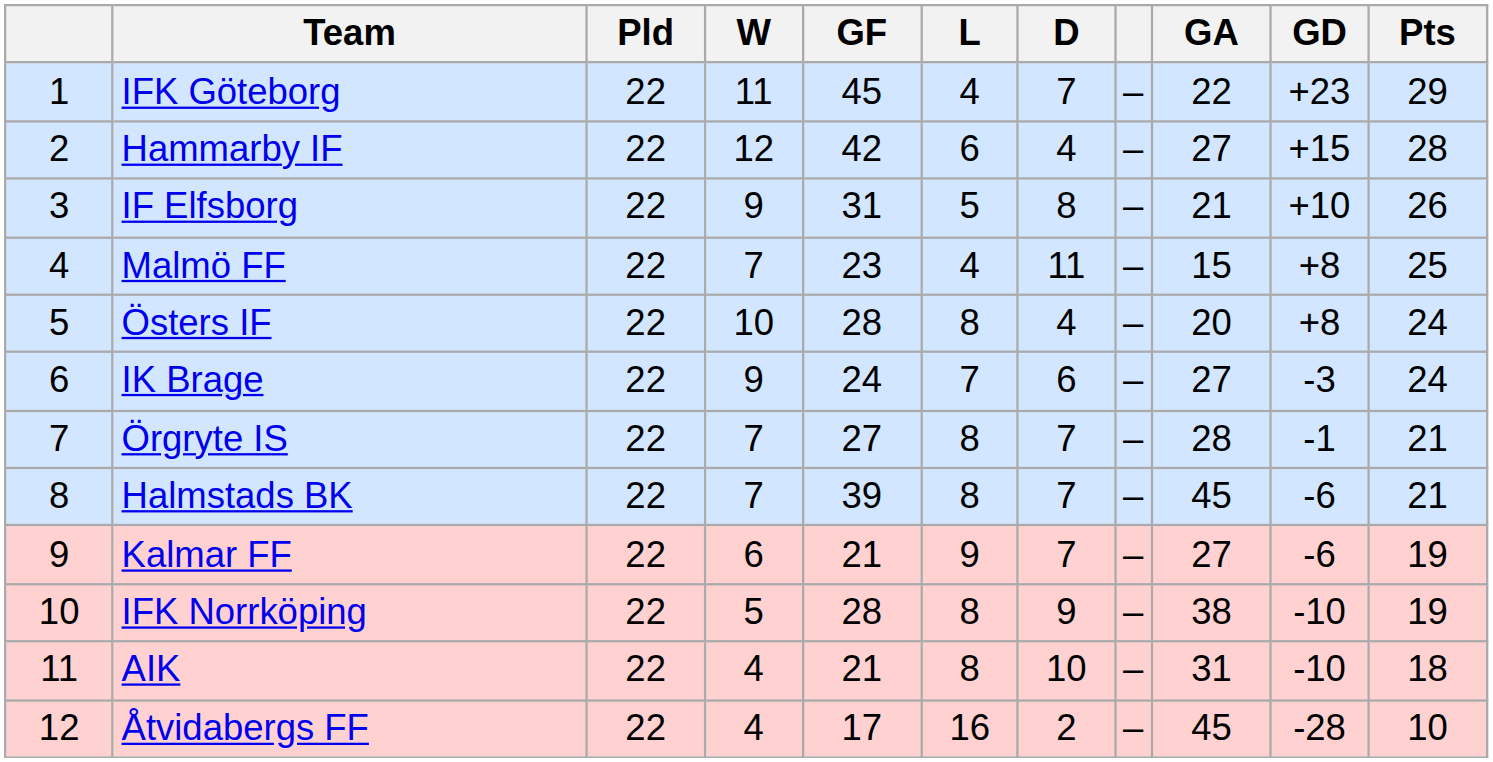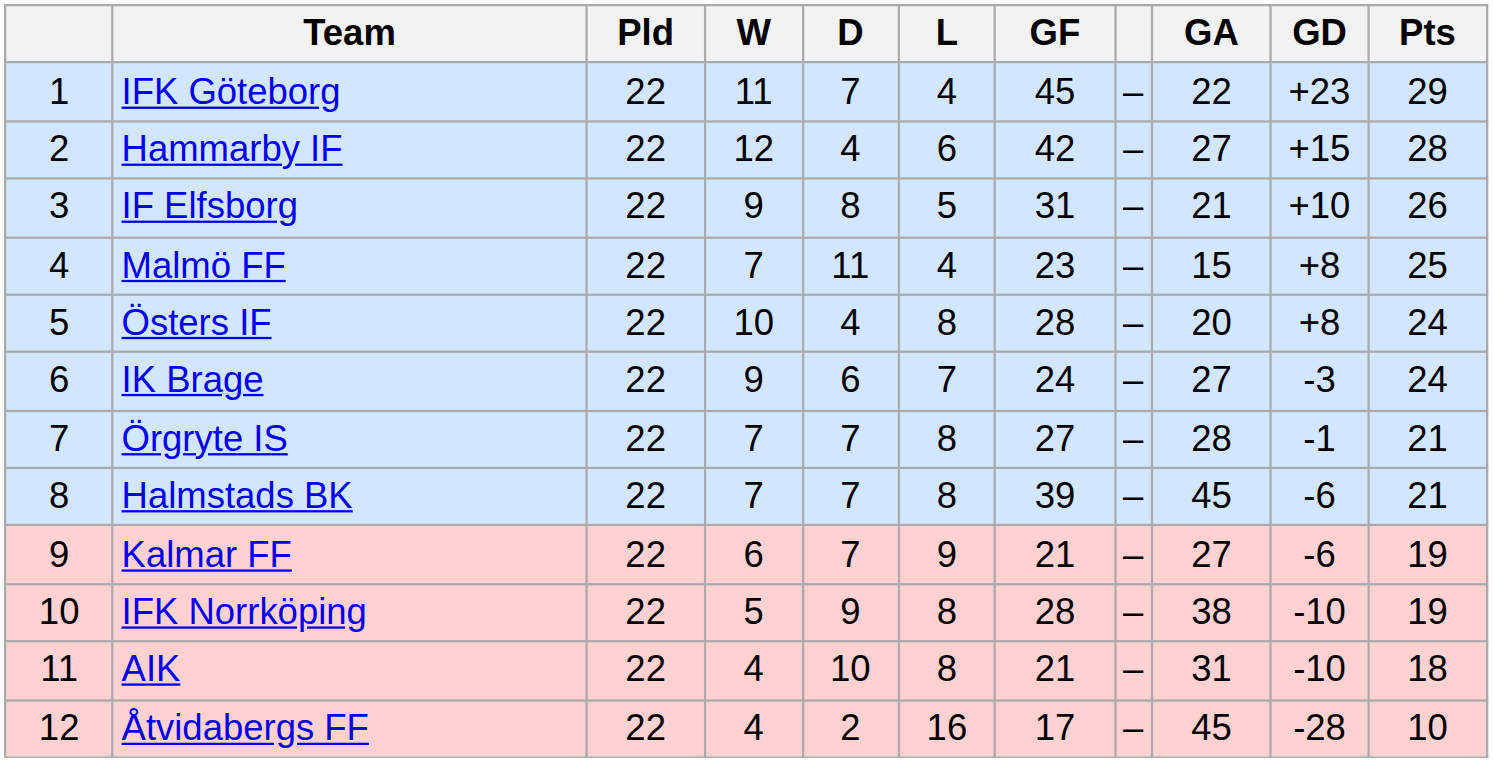columns swapped: (1066, 33) <-> (862, 33)
